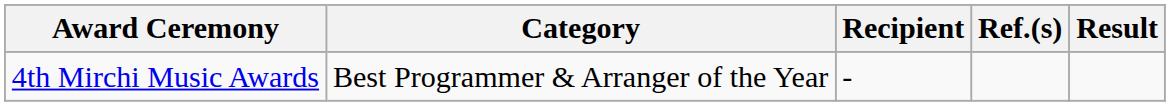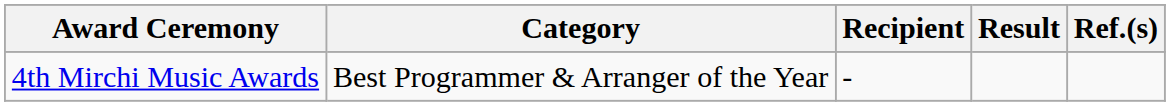columns swapped: (1117, 28) <-> (1020, 28)
